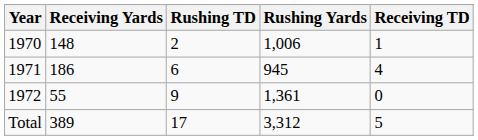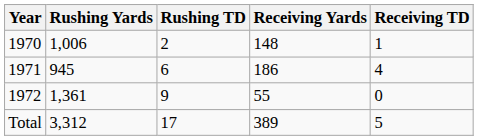columns swapped: (315, 17) <-> (106, 17)
